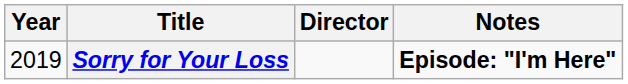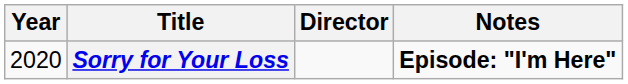(36, 59) 2019 -> (36, 59) 2020
